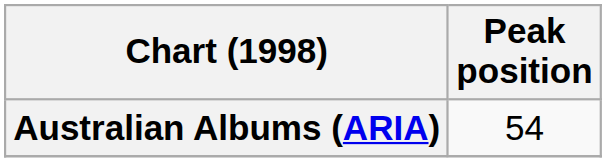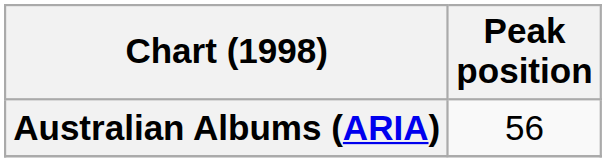(524, 127) 54 -> (524, 127) 56
